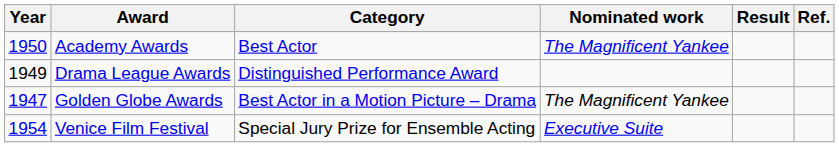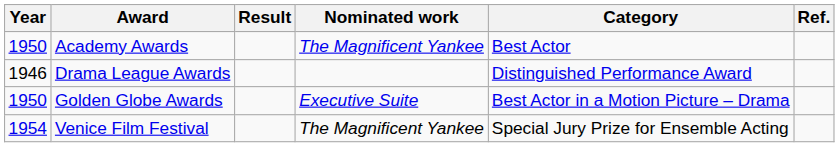columns swapped: (387, 18) <-> (763, 18)
(28, 73) 1949 -> (28, 73) 1946
(28, 100) 1947 -> (28, 100) 1950
(636, 100) The Magnificent Yankee -> (359, 100) Executive Suite
(604, 127) Executive Suite -> (392, 127) The Magnificent Yankee
